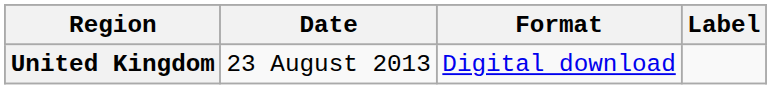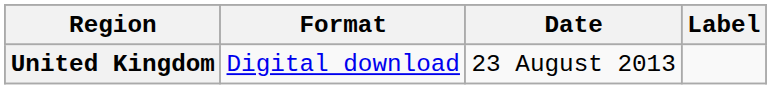columns swapped: (329, 25) <-> (559, 25)
